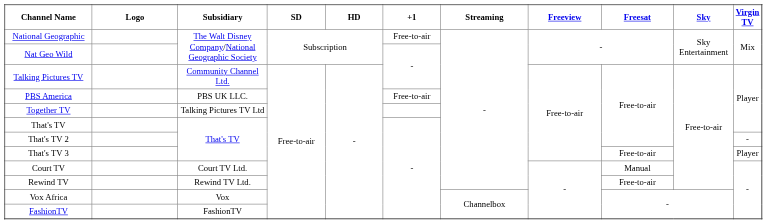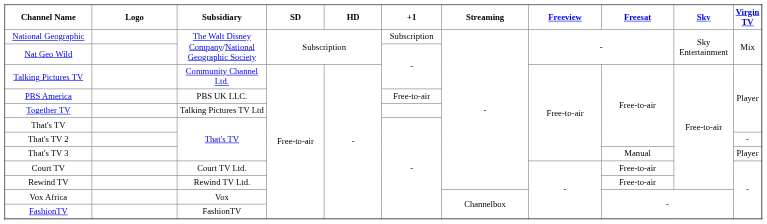(412, 36) Free-to-air -> (412, 36) Subscription
(637, 153) Free-to-air -> (638, 153) Manual
(637, 168) Manual -> (638, 168) Free-to-air
